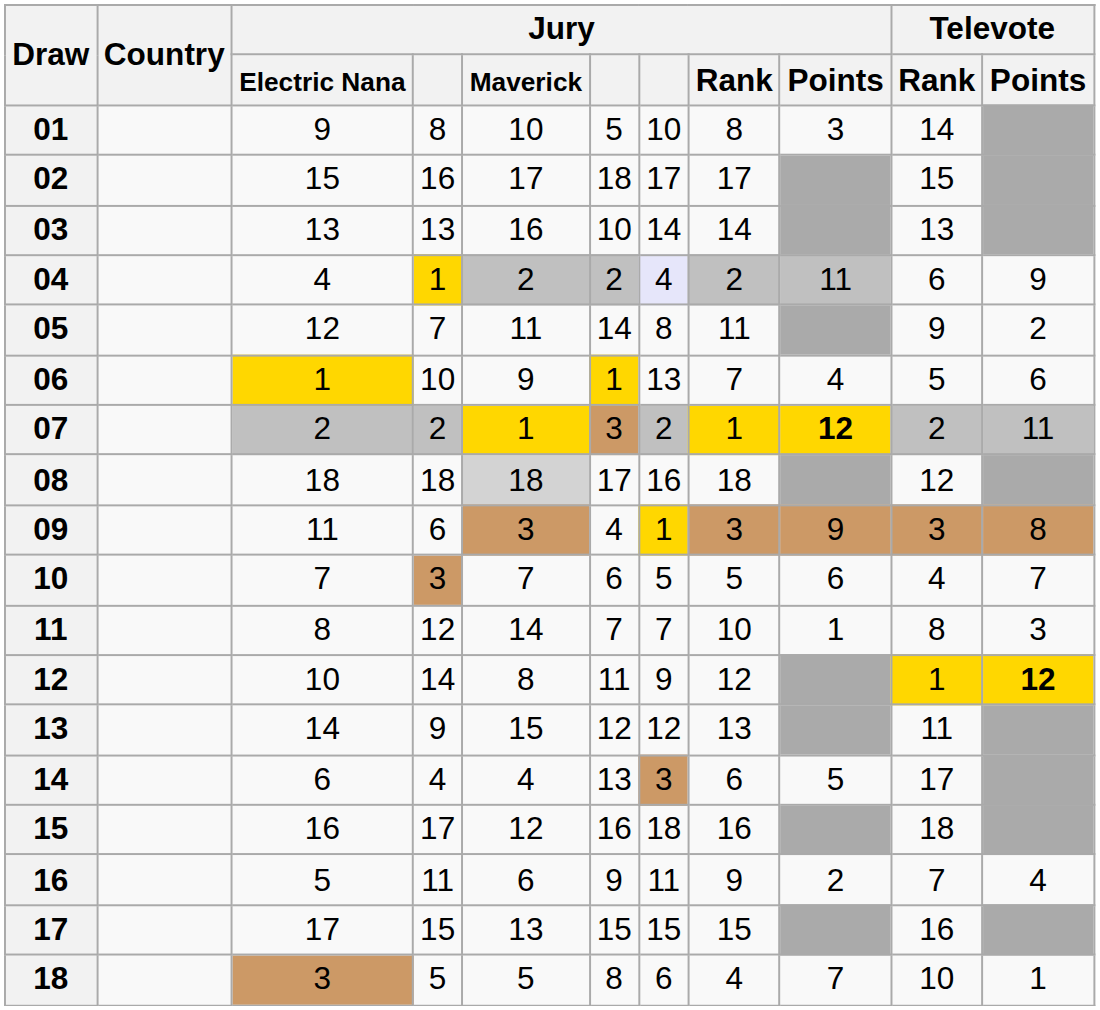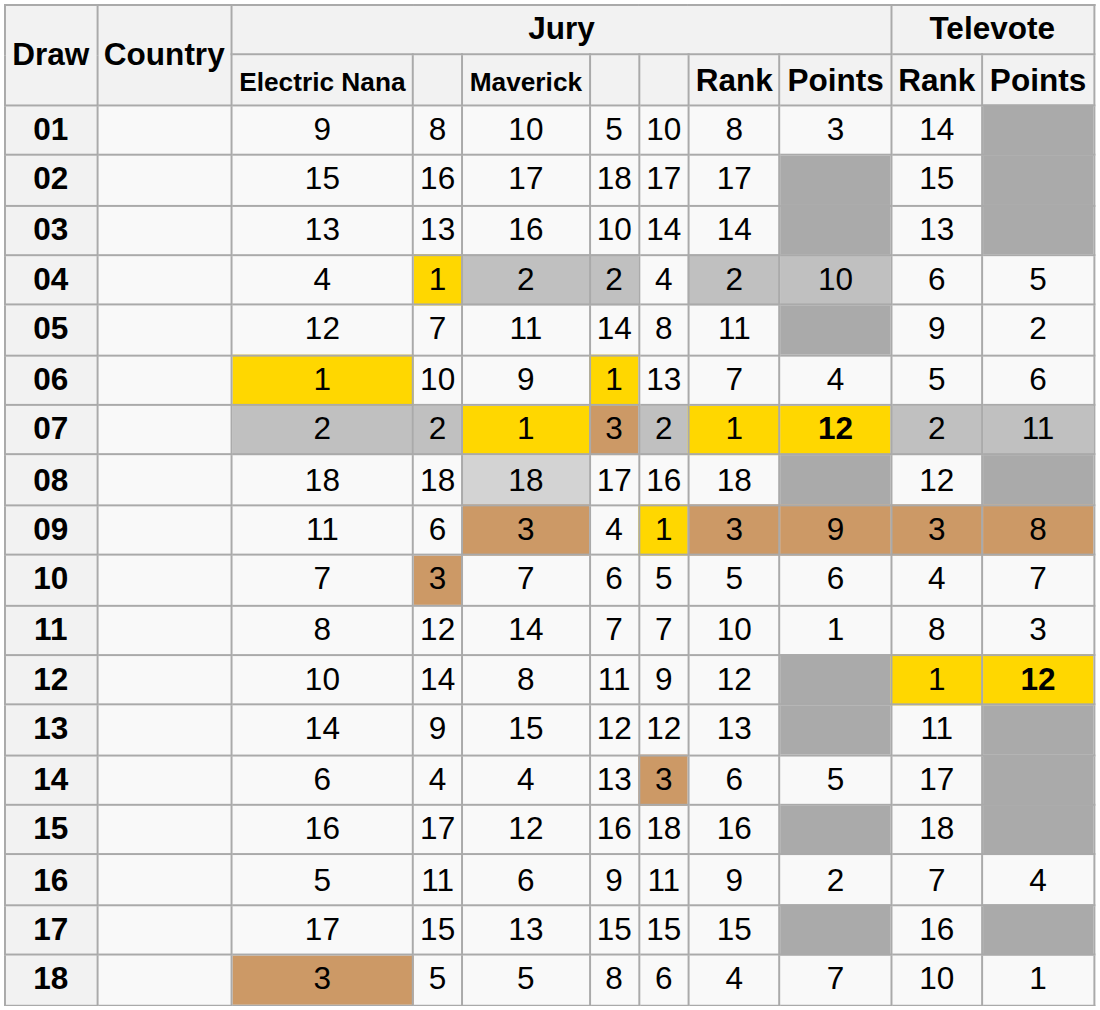(664, 279) lavender background -> (664, 279) no background
(836, 279) 11 -> (836, 279) 10
(1038, 279) 9 -> (1038, 279) 5
